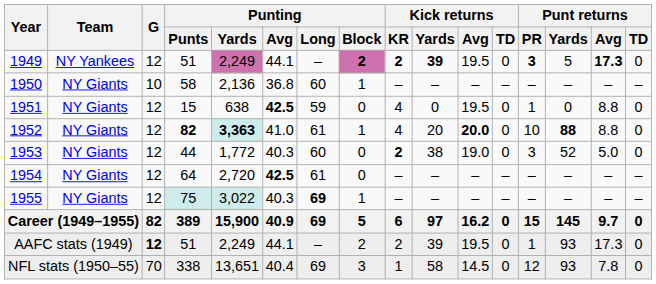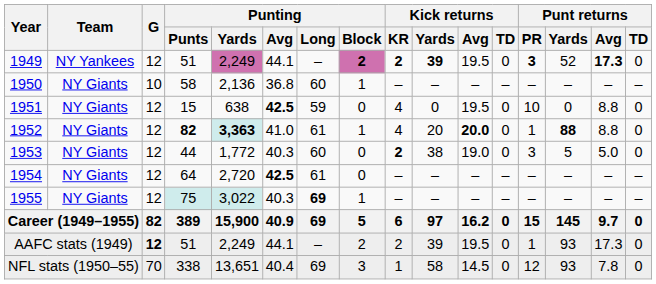(568, 61) 5 -> (568, 61) 52
(532, 107) 1 -> (532, 107) 10
(532, 130) 10 -> (532, 130) 1
(568, 152) 52 -> (568, 152) 5
